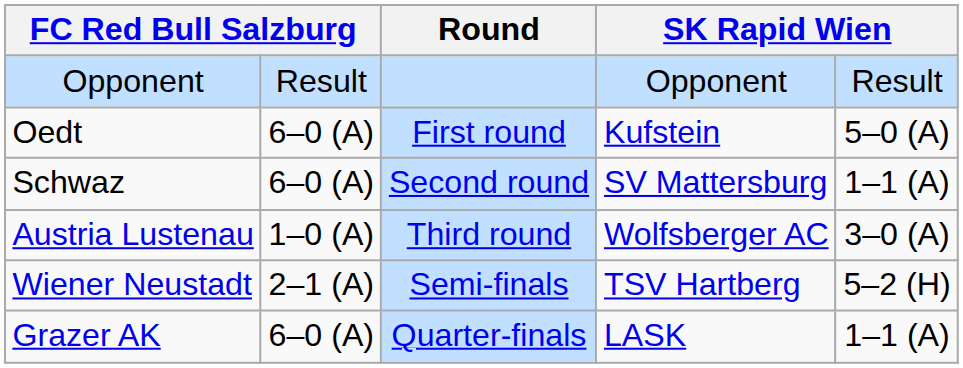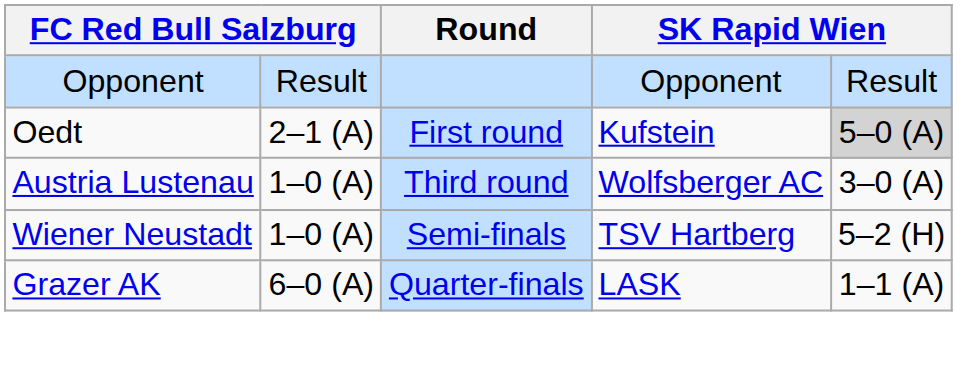(321, 132) 6–0 (A) -> (321, 132) 2–1 (A)
(897, 132) no background -> (892, 132) lightgrey background
- row: (69, 183)
(321, 285) 2–1 (A) -> (321, 234) 1–0 (A)
